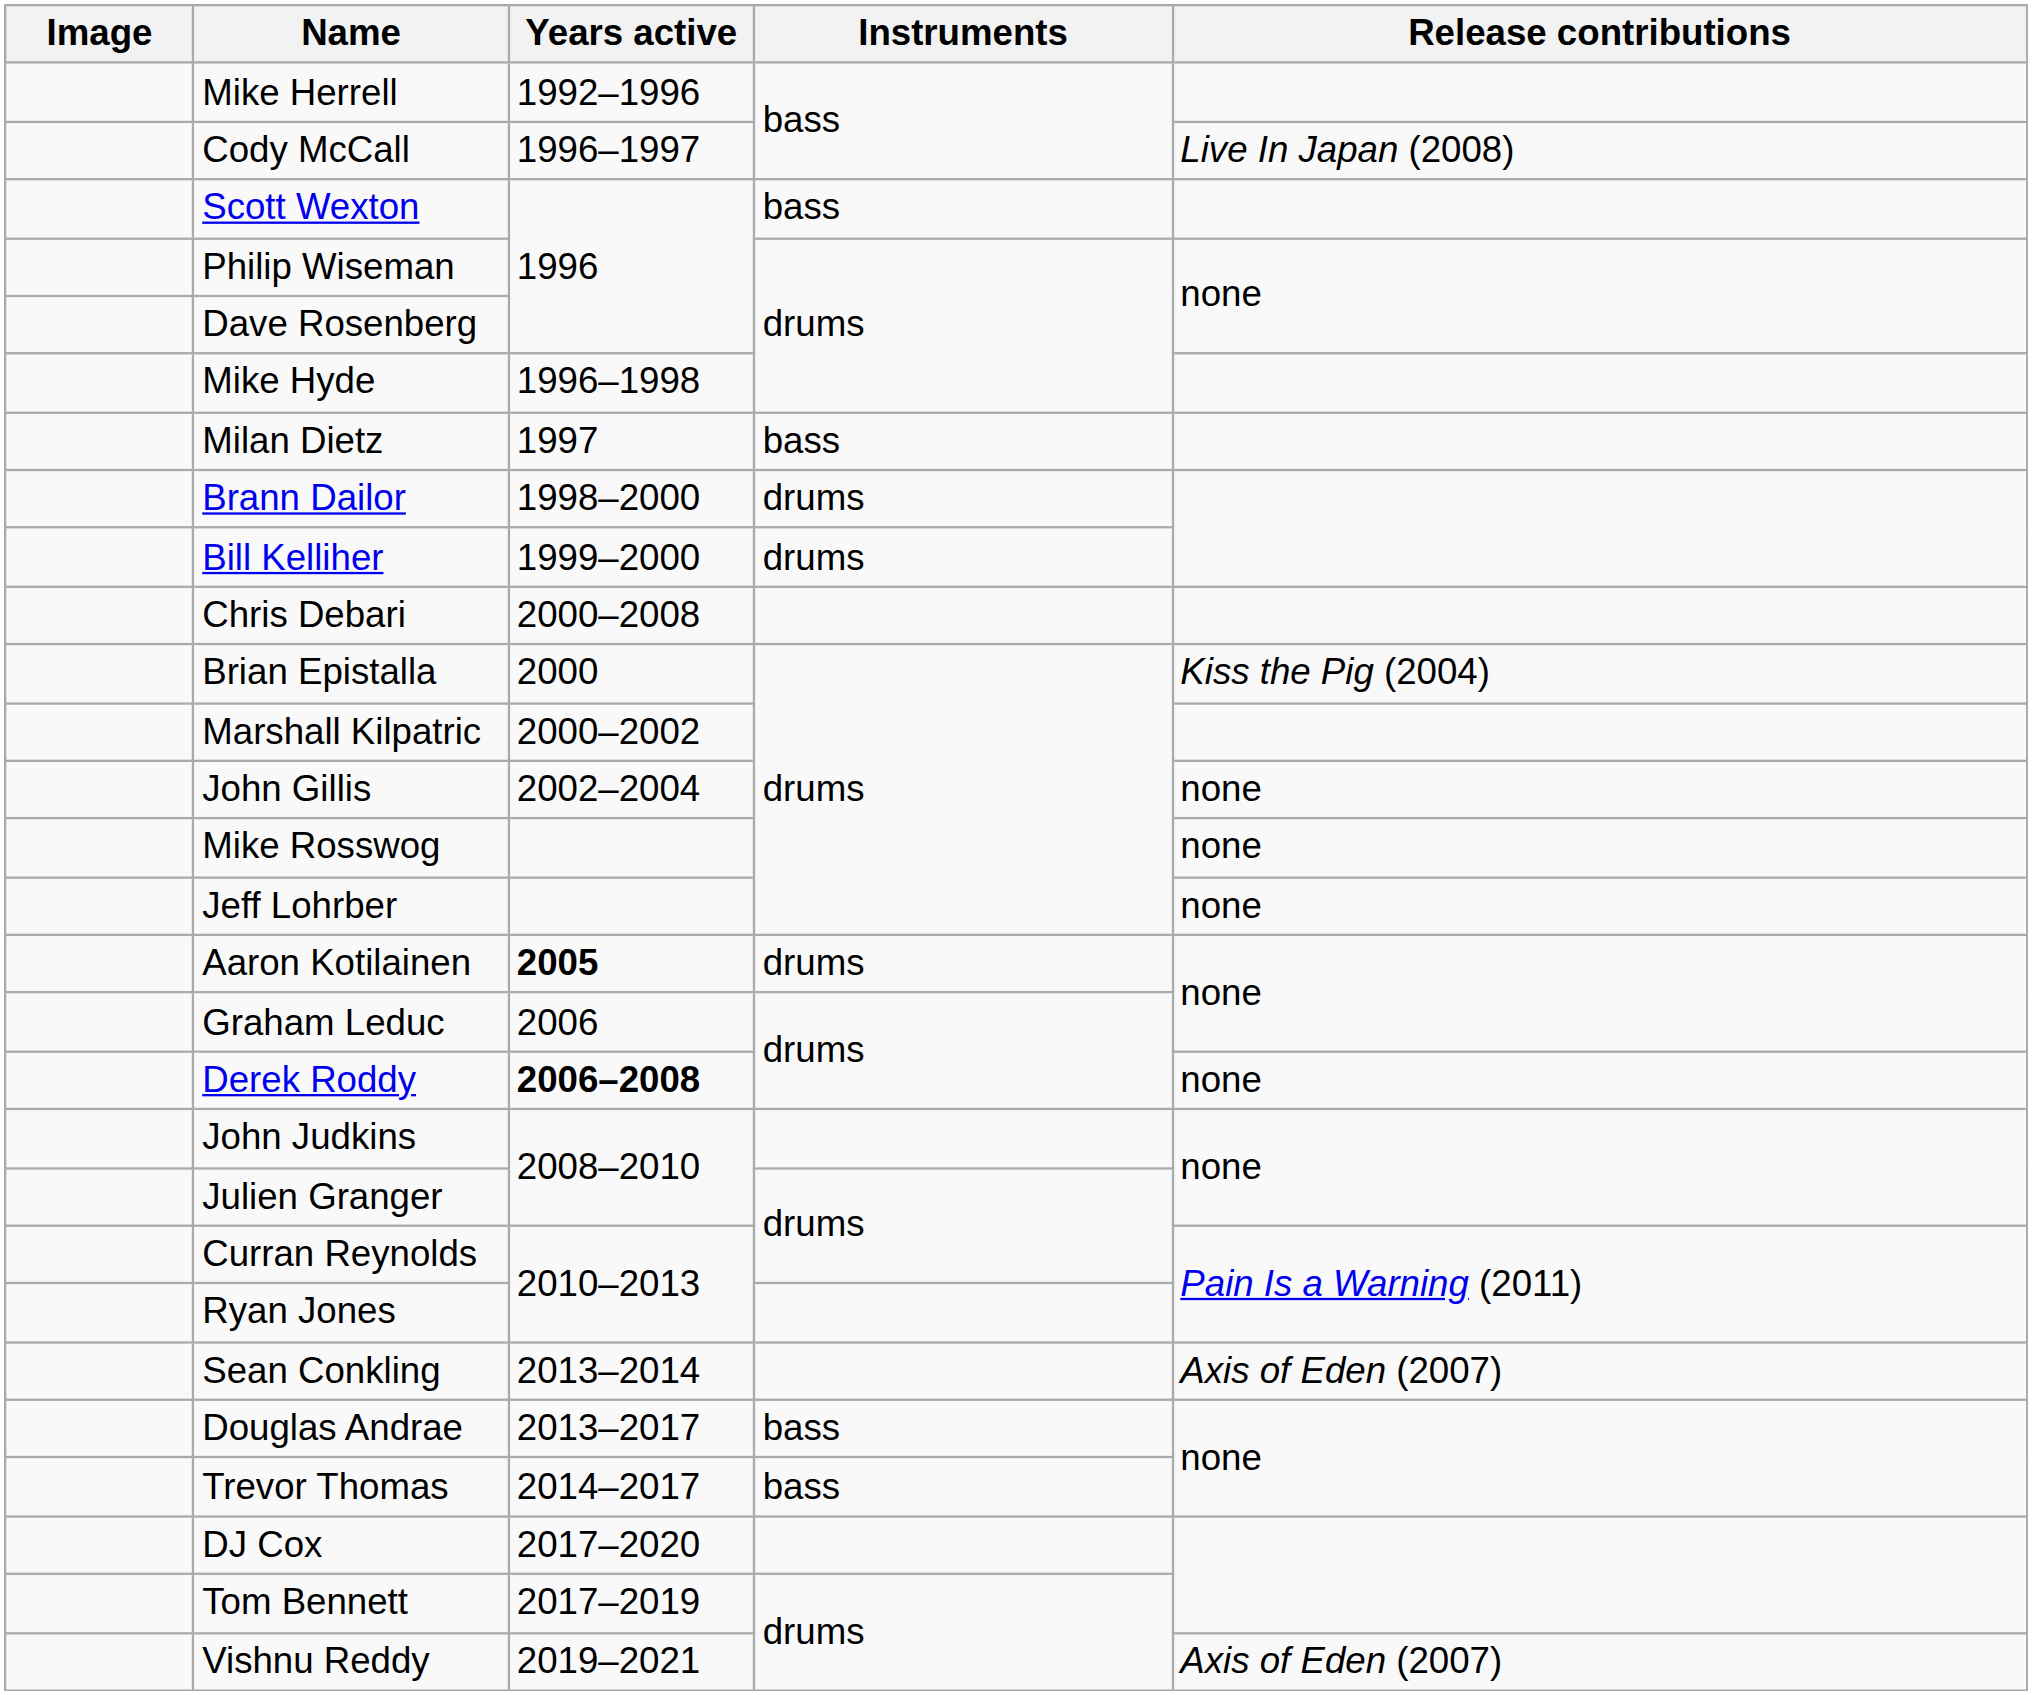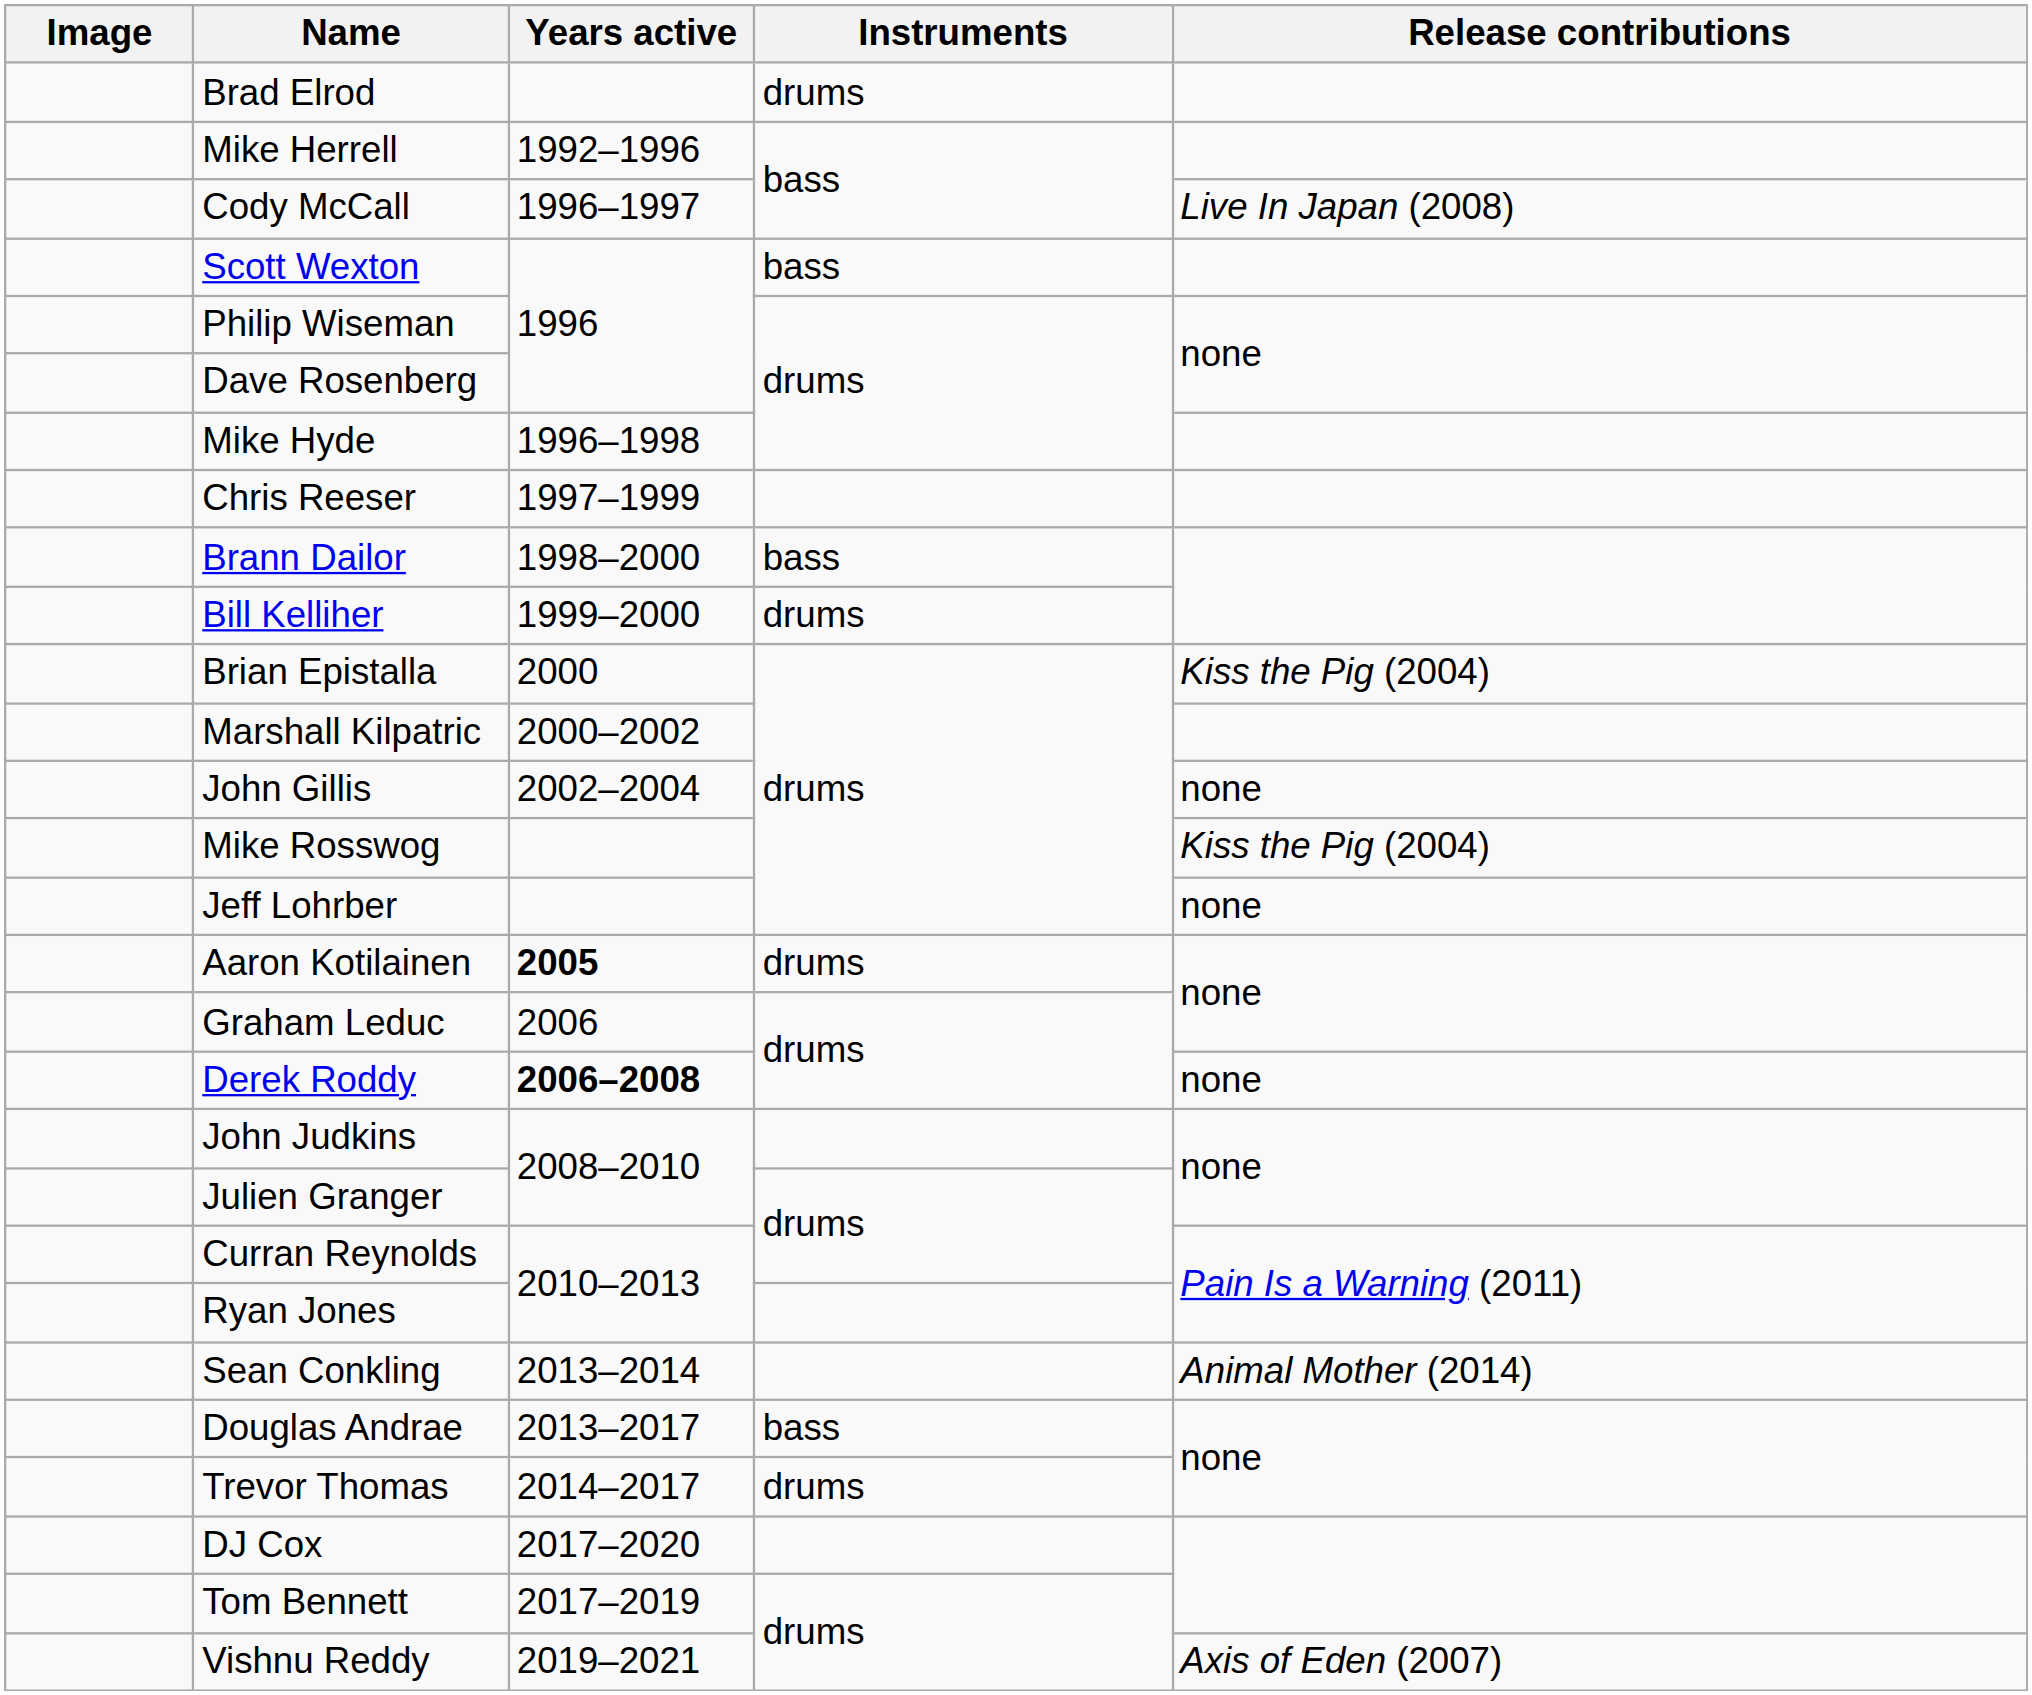+ row: (289, 91)
- row: (293, 440)
+ row: (309, 498)
(814, 498) drums -> (801, 556) bass
- row: (304, 614)
(1221, 847) none -> (1335, 847) Kiss the Pig (2004)
(1341, 1370) Axis of Eden (2007) -> (1357, 1370) Animal Mother (2014)
(801, 1486) bass -> (814, 1486) drums
